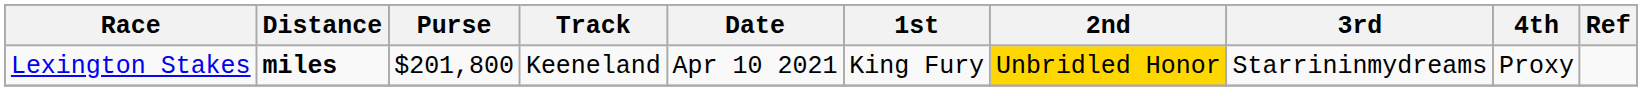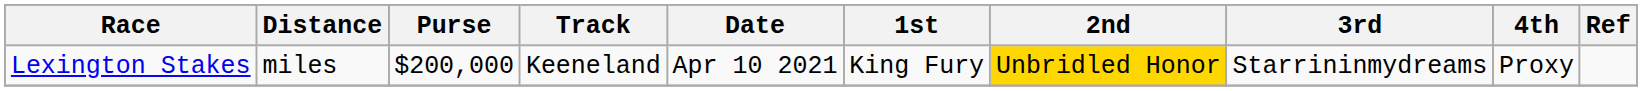(300, 66) bold -> (300, 66) normal
(454, 66) $201,800 -> (454, 66) $200,000
